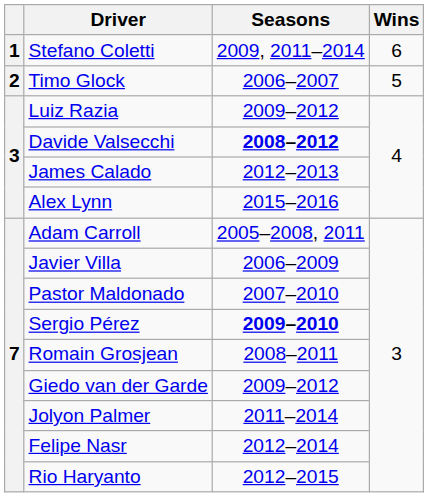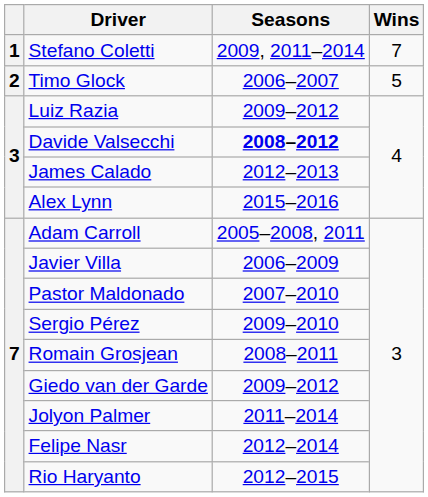(396, 50) 6 -> (396, 50) 7
(291, 324) bold -> (291, 324) normal
